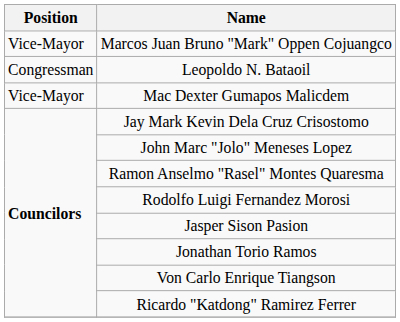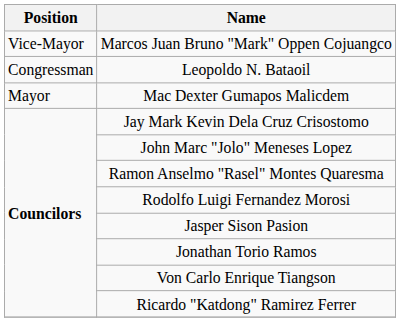(46, 96) Vice-Mayor -> (29, 96) Mayor
